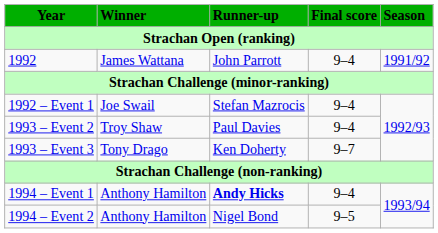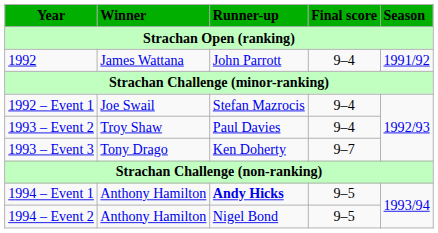(344, 194) 9–4 -> (344, 194) 9–5
